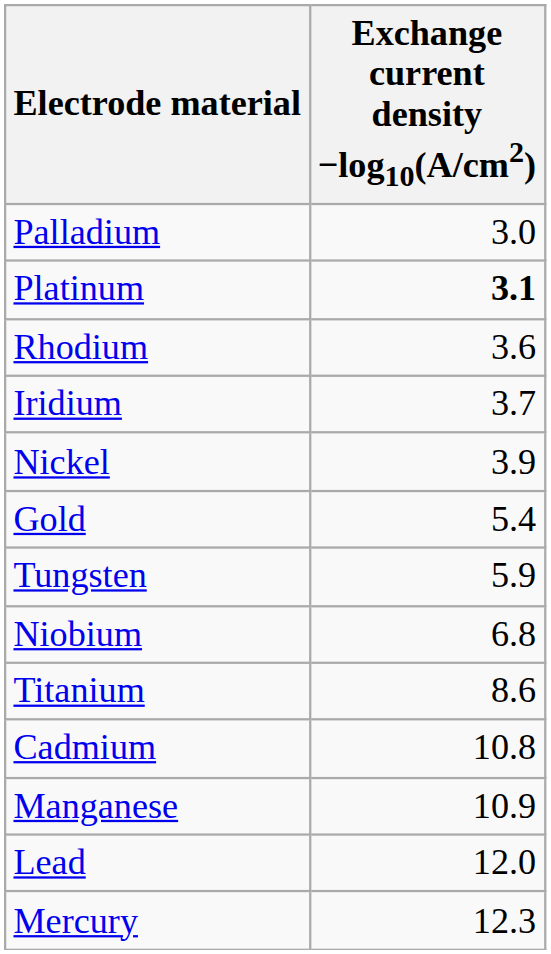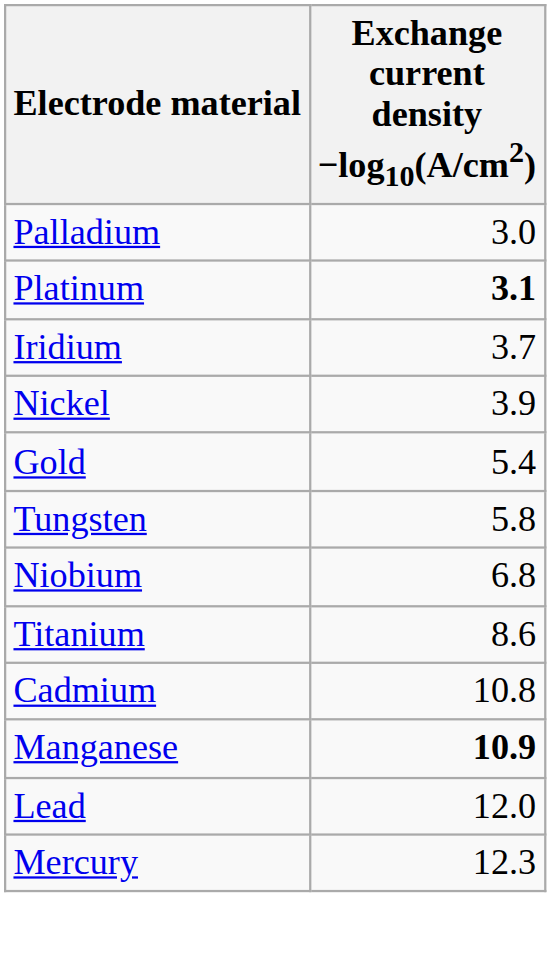- row: (81, 346)
(513, 575) 5.9 -> (513, 518) 5.8
(504, 805) normal -> (504, 747) bold
